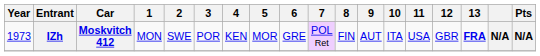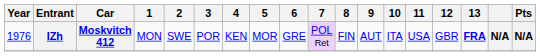(19, 36) 1973 -> (19, 36) 1976
